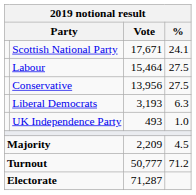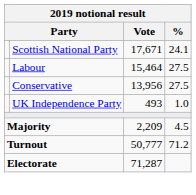- row: (55, 103)
